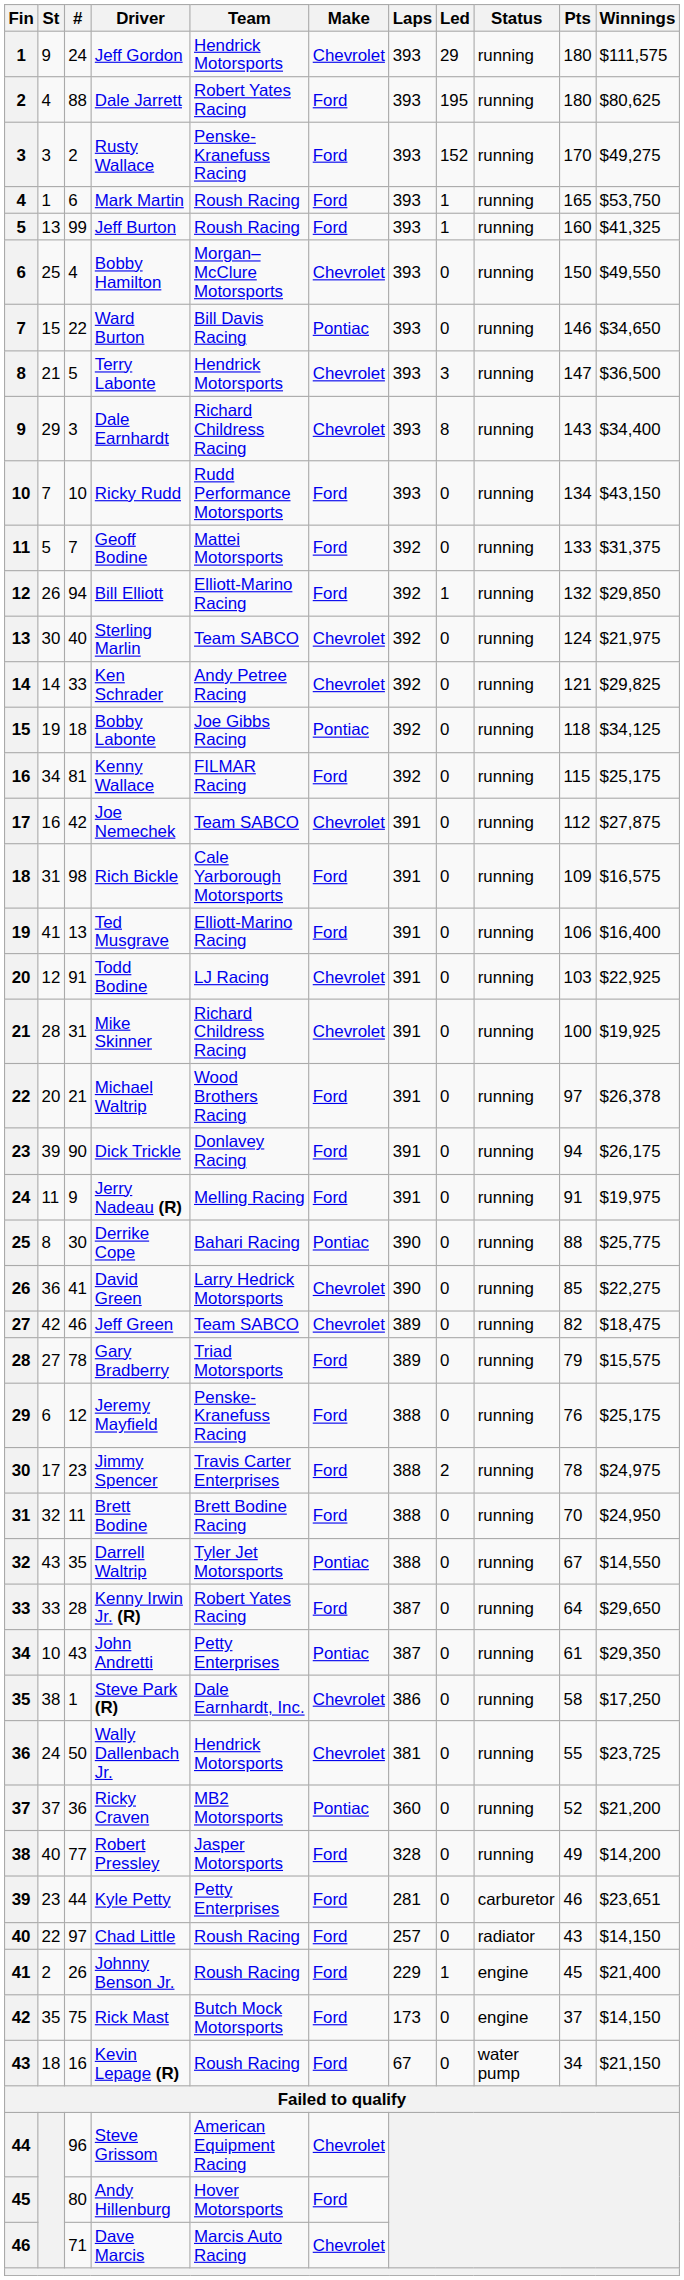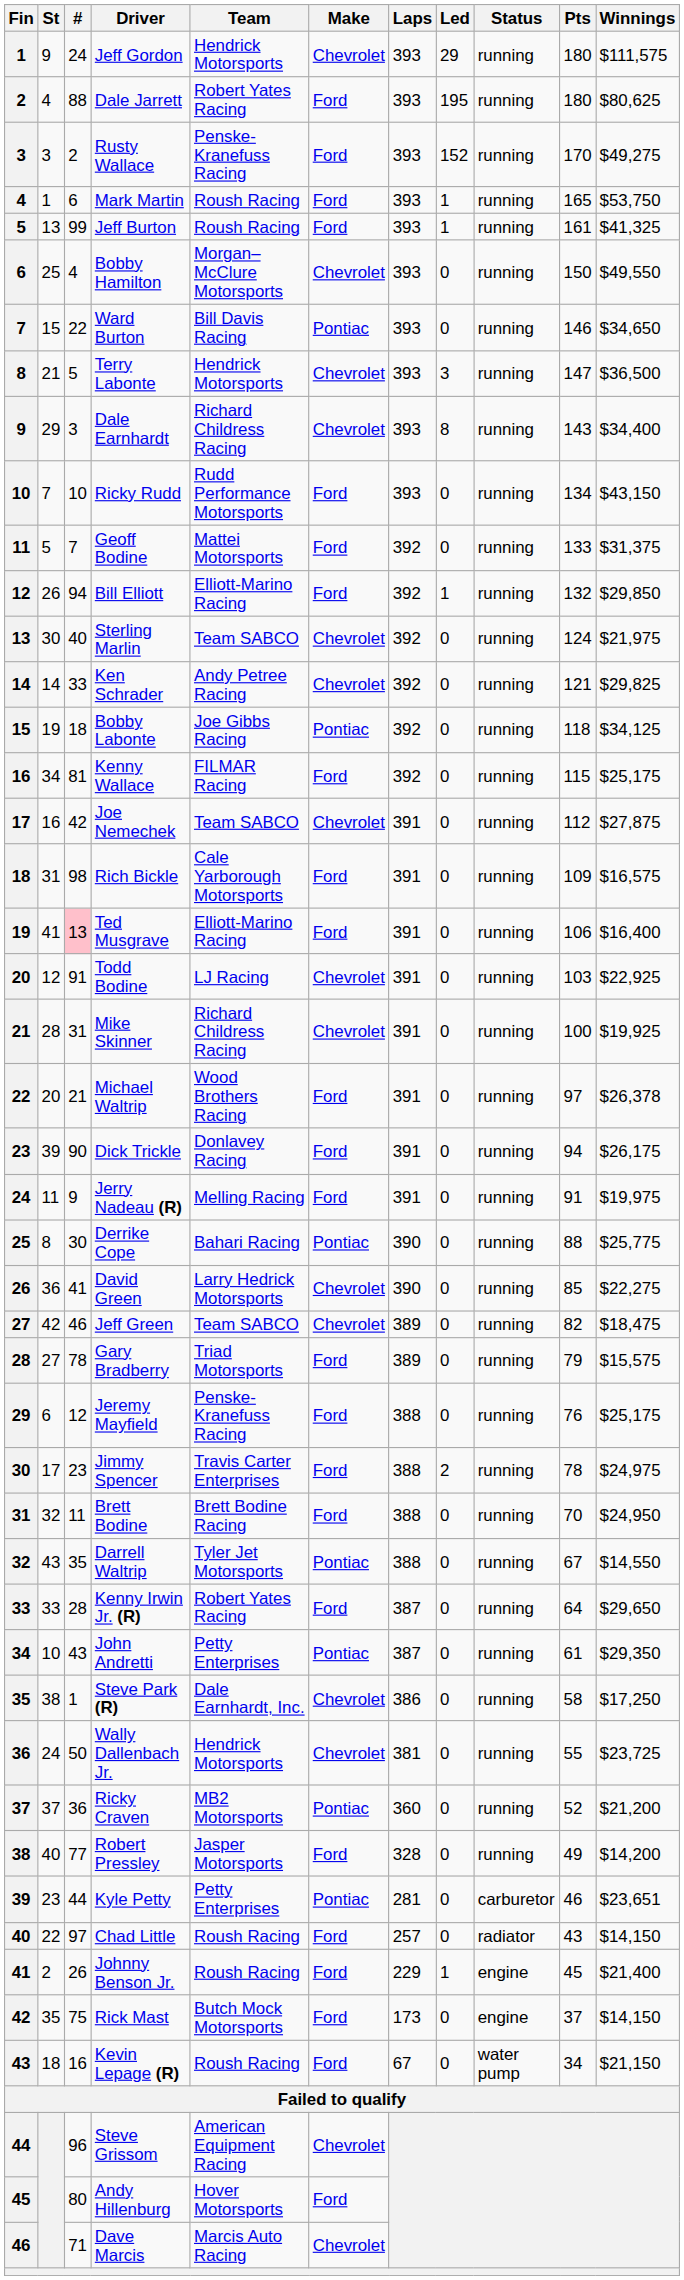(578, 227) 160 -> (578, 227) 161
(78, 931) no background -> (78, 931) pink background
(330, 1899) Ford -> (341, 1899) Pontiac
